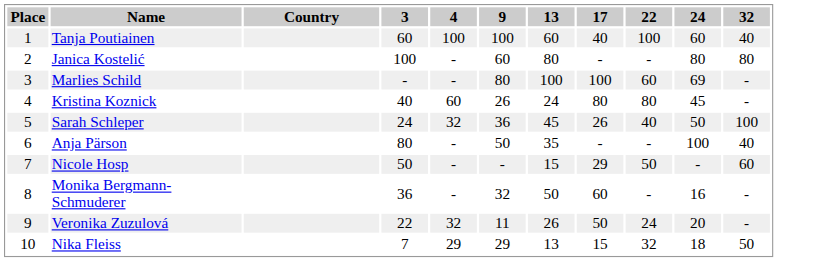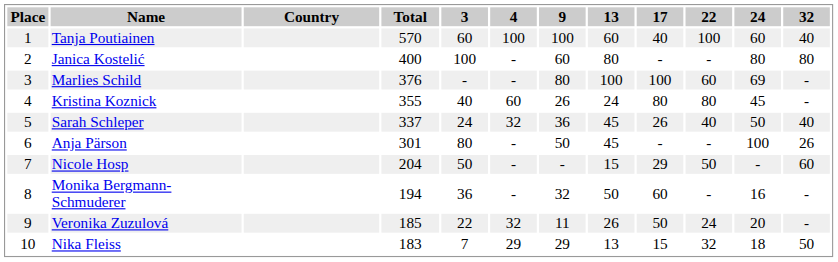+ column: (410, 17)
(747, 122) 100 -> (807, 122) 40
(551, 143) 35 -> (611, 143) 45
(747, 143) 40 -> (807, 143) 26
